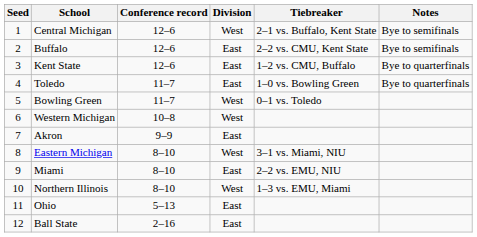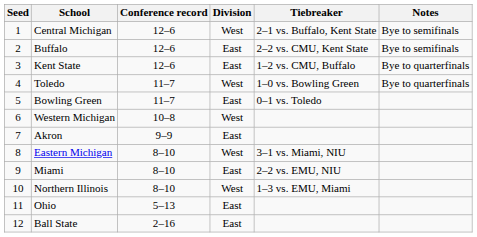(232, 83) East -> (232, 83) West
(232, 100) West -> (232, 100) East
